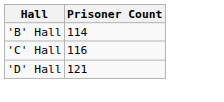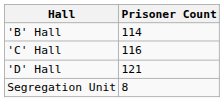+ row: (62, 87)
